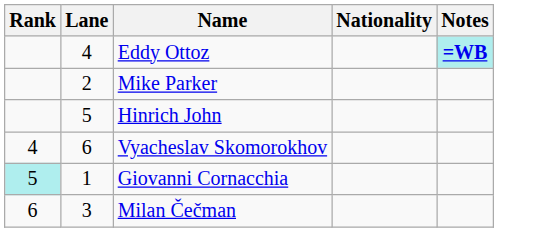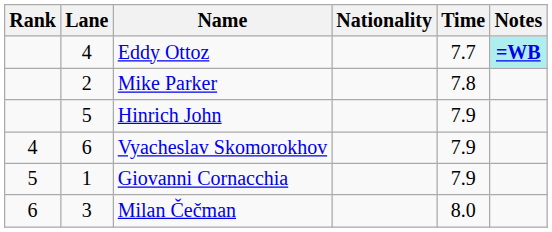+ column: (463, 20)
(33, 178) paleturquoise background -> (33, 178) no background
